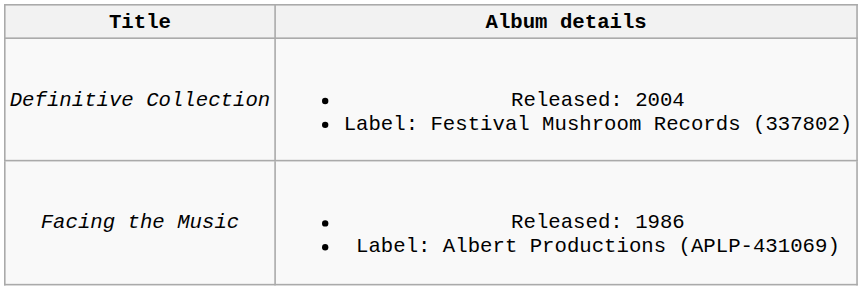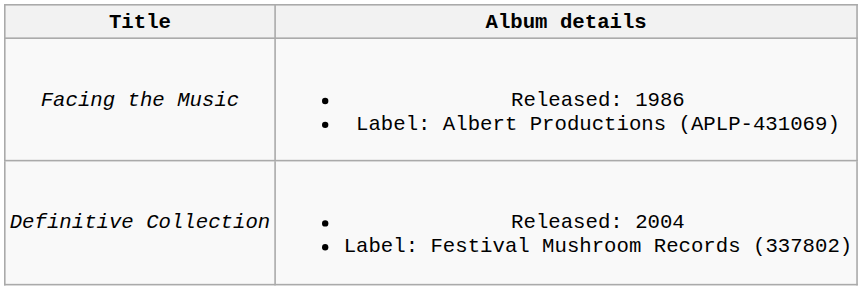rows swapped: (140, 223) <-> (140, 100)
